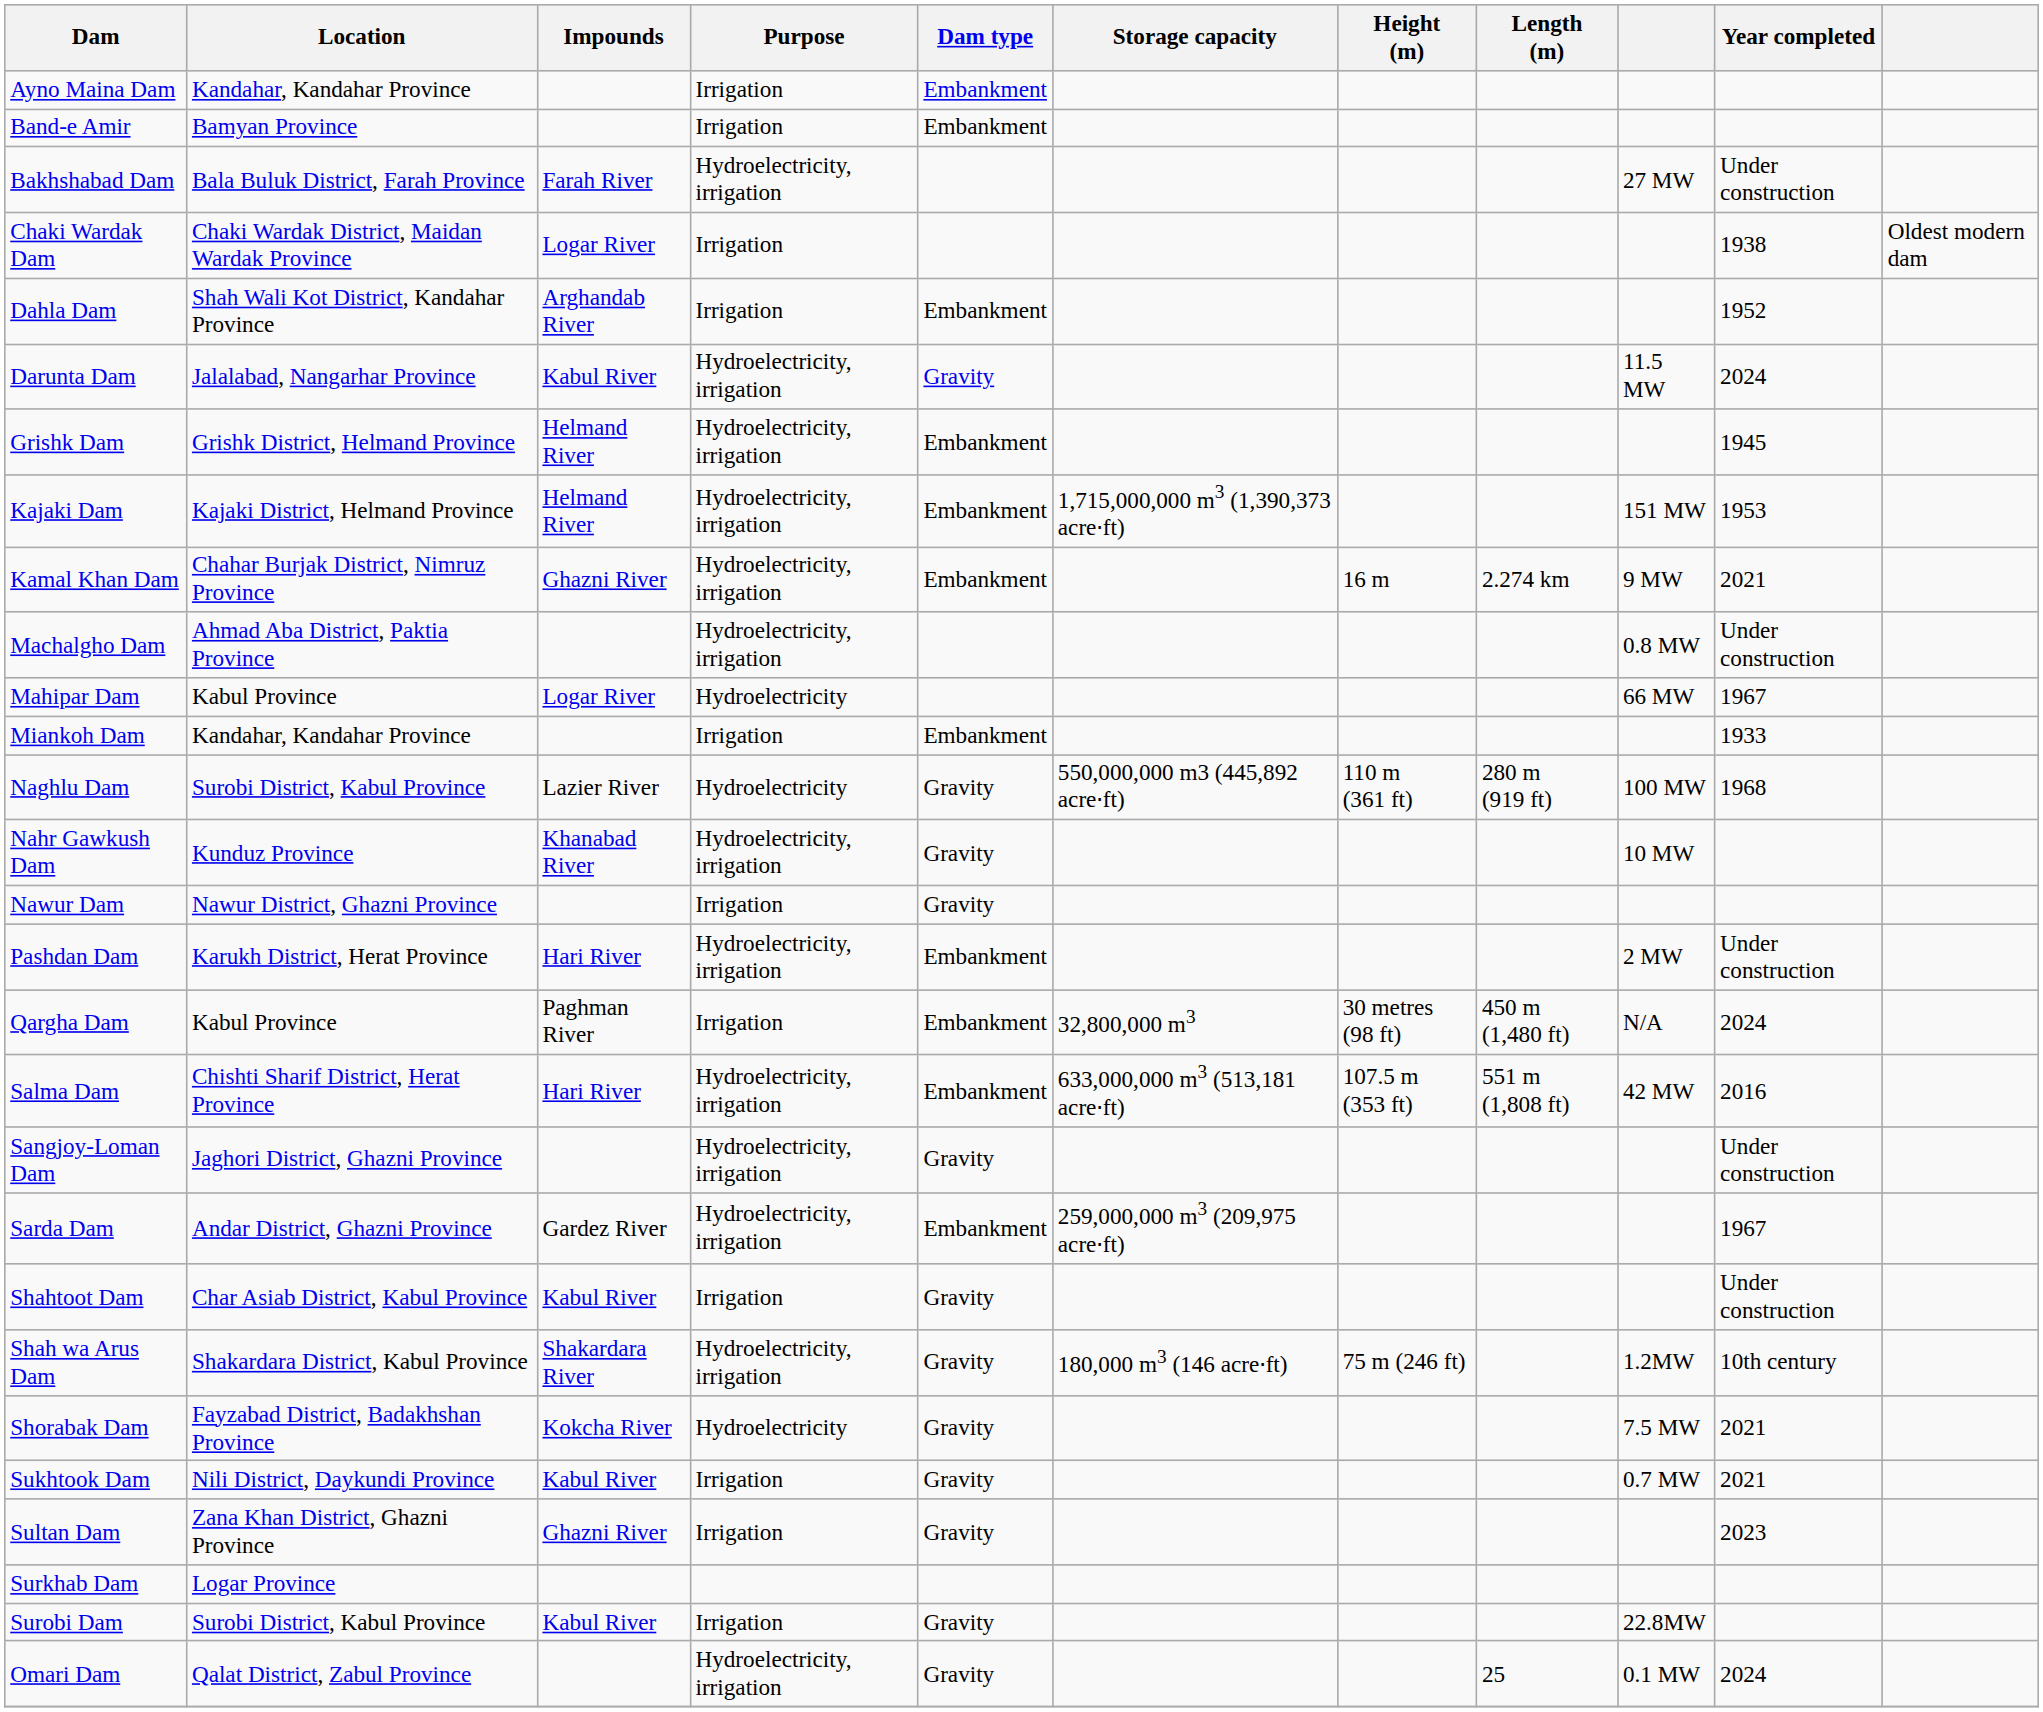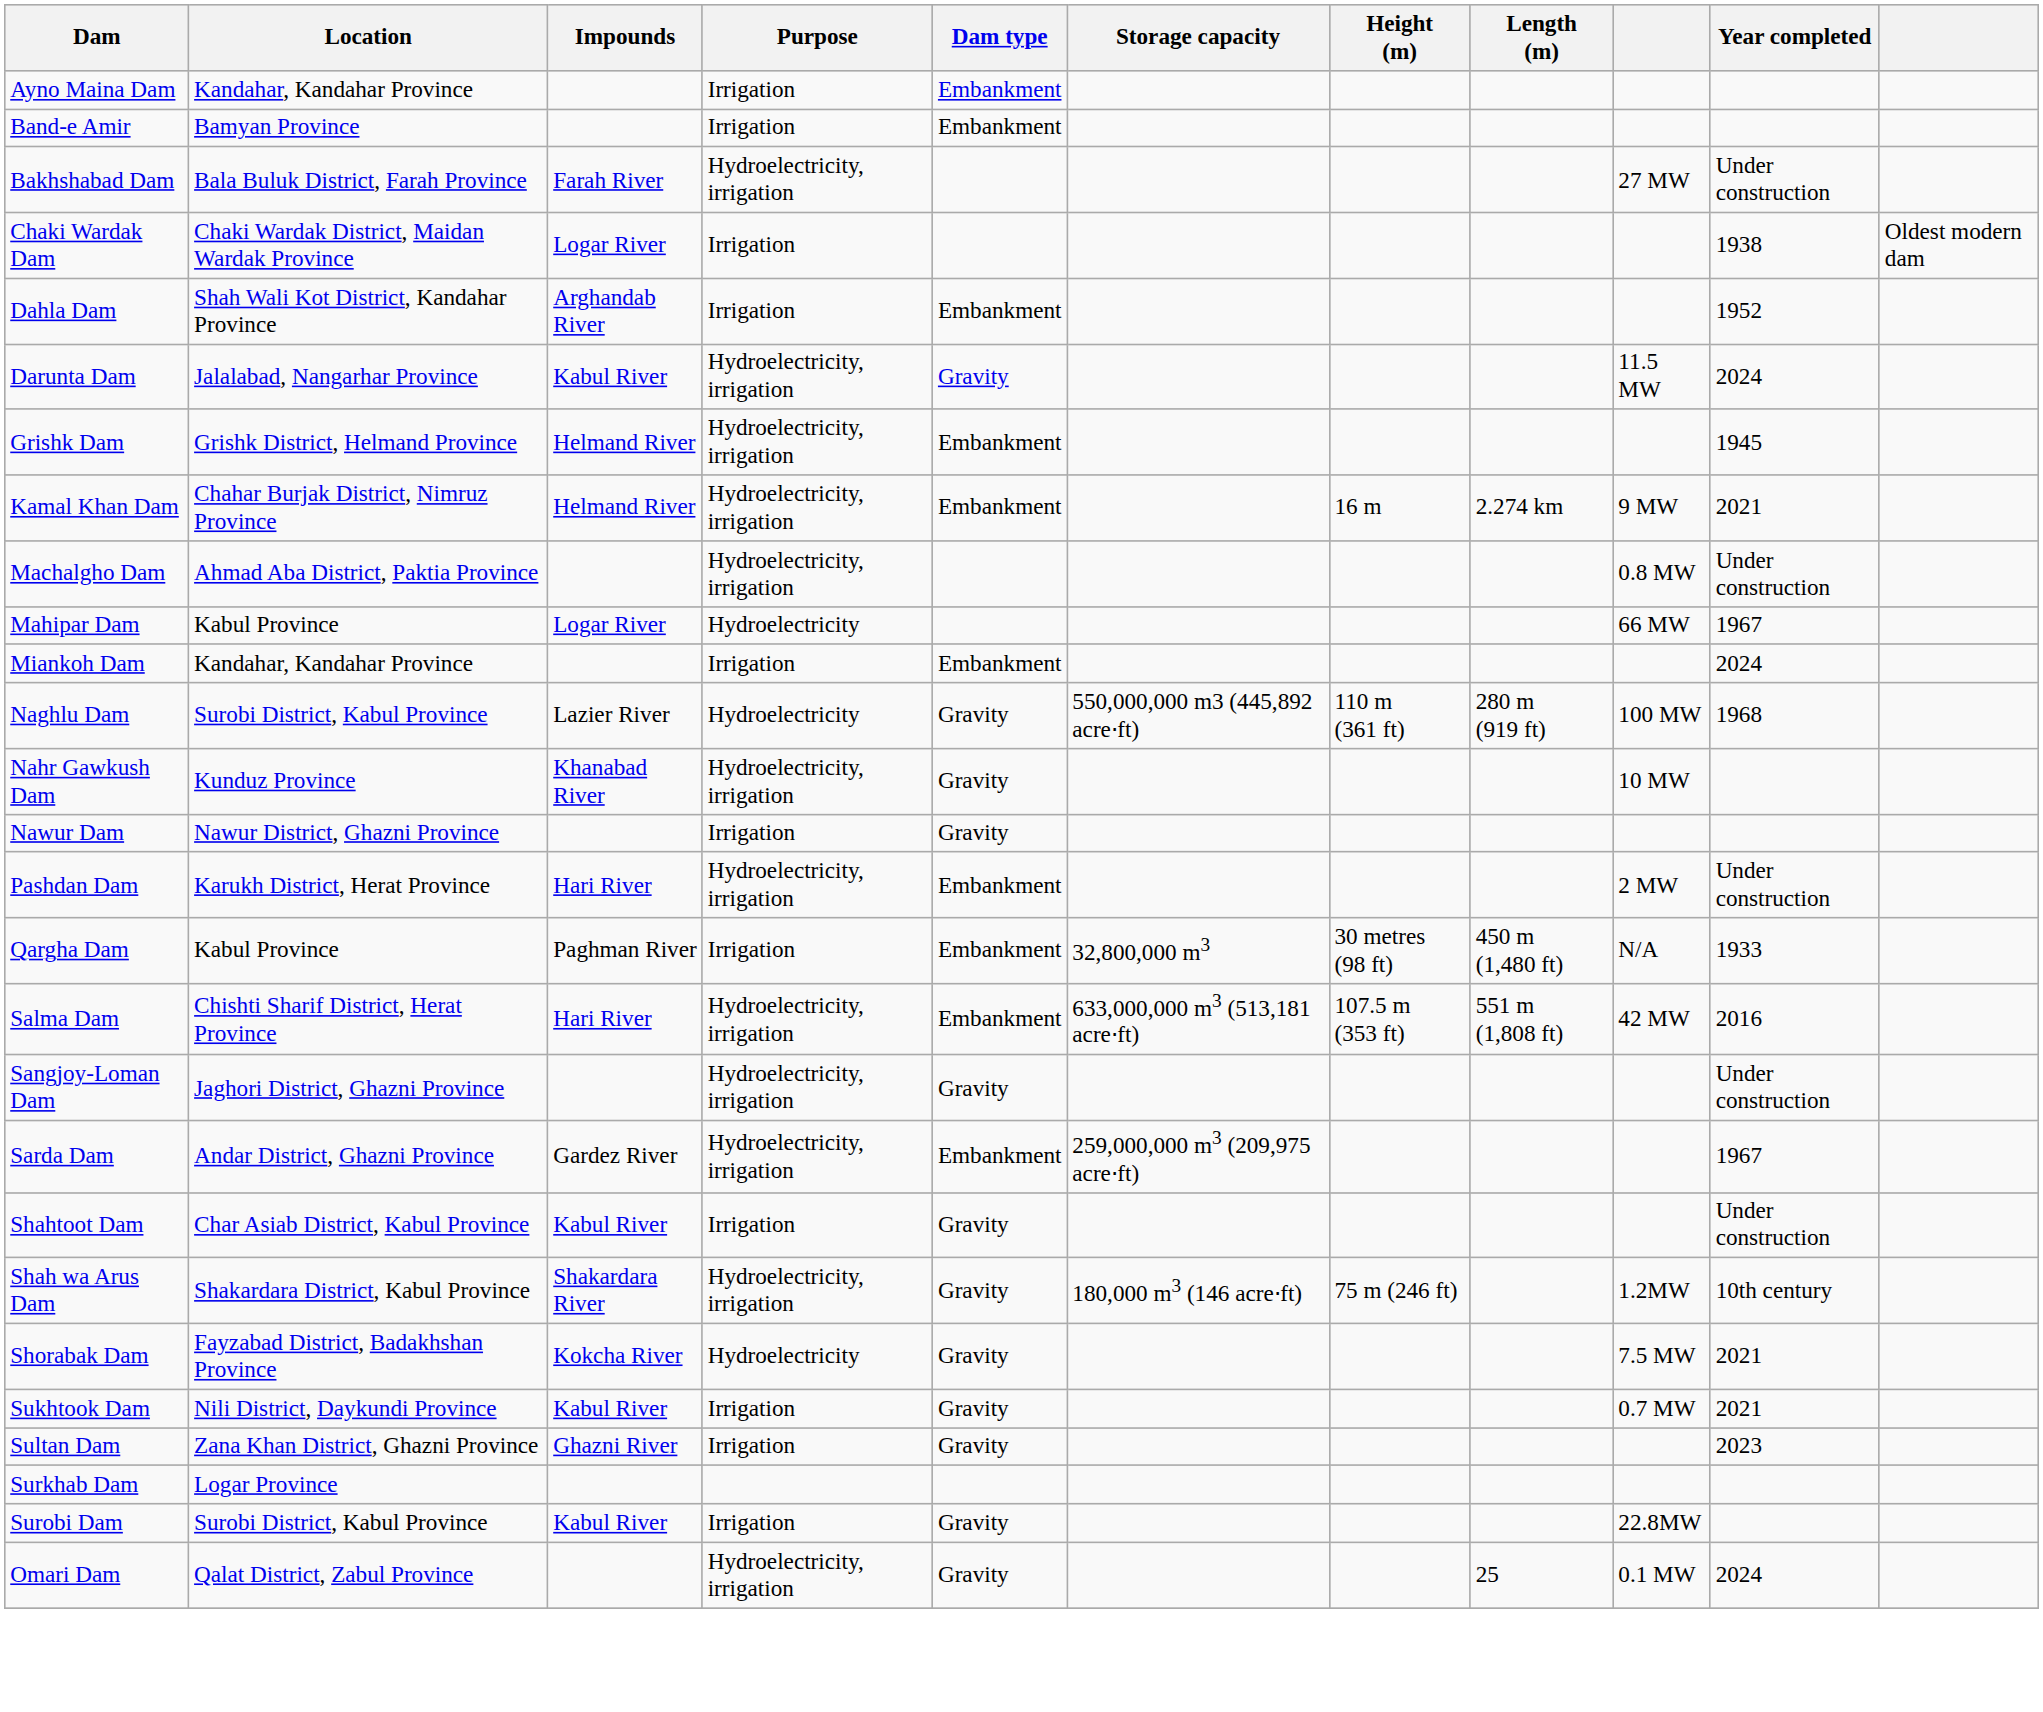- row: (67, 510)
(605, 579) Ghazni River -> (624, 507) Helmand River
(1743, 735) 1933 -> (1739, 663) 2024
(1743, 1022) 2024 -> (1739, 950) 1933
